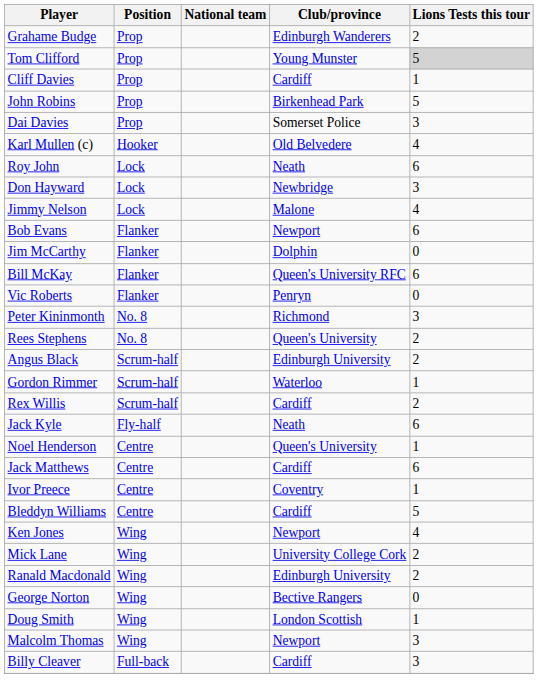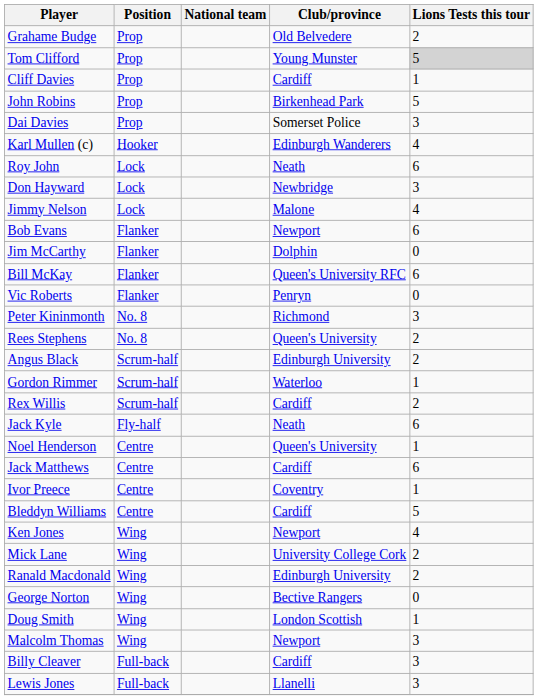(332, 36) Edinburgh Wanderers -> (312, 36) Old Belvedere
(312, 144) Old Belvedere -> (332, 144) Edinburgh Wanderers
+ row: (41, 683)
